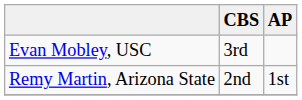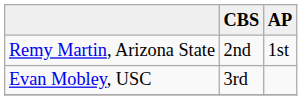rows swapped: (112, 80) <-> (80, 50)
